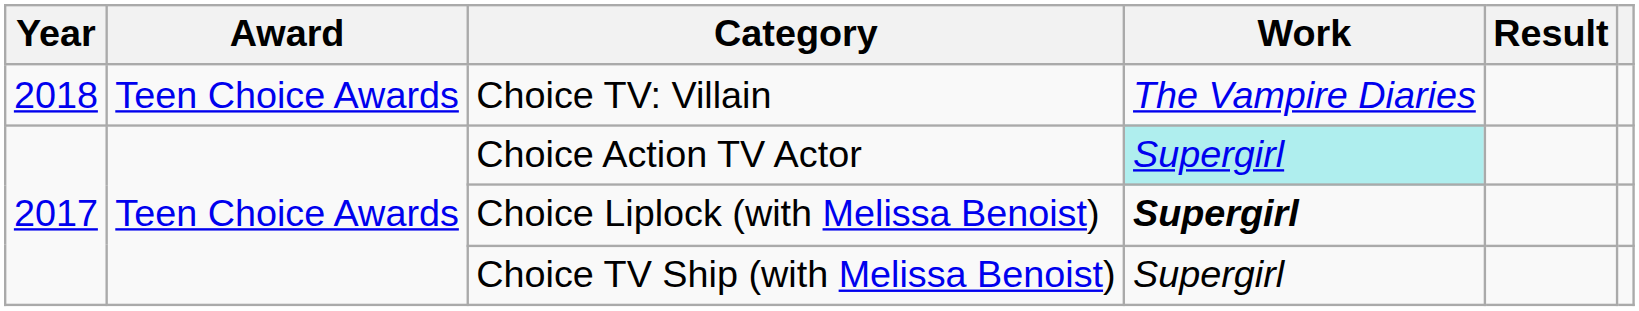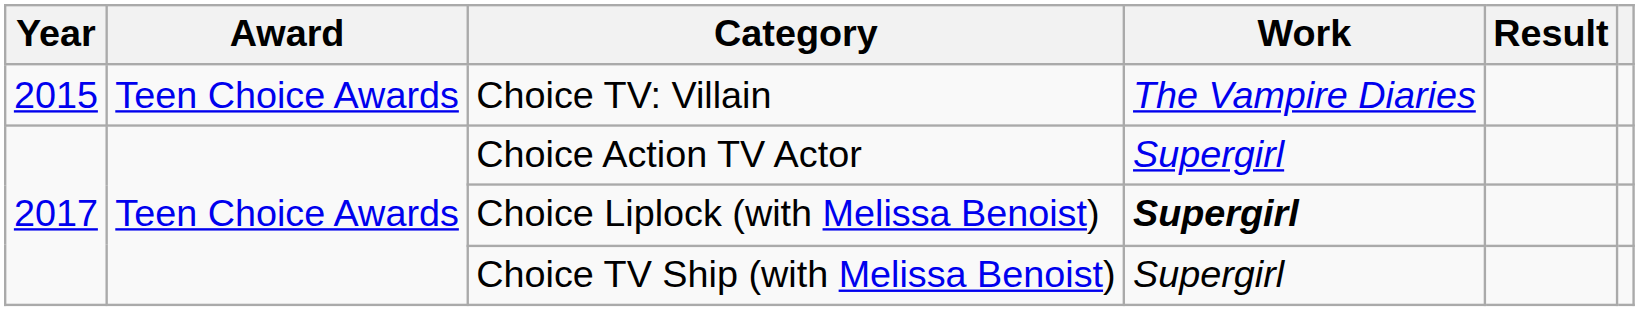(56, 94) 2018 -> (56, 94) 2015
(1209, 154) paleturquoise background -> (1209, 154) no background
